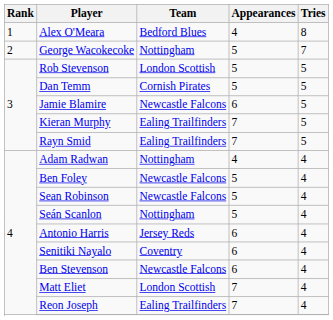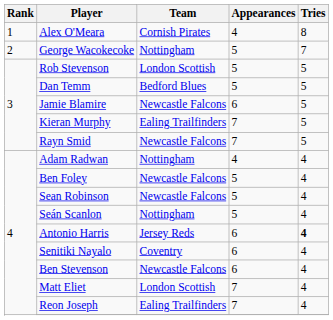(173, 31) Bedford Blues -> (175, 31) Cornish Pirates
(175, 86) Cornish Pirates -> (173, 86) Bedford Blues
(183, 141) Ealing Trailfinders -> (183, 141) Newcastle Falcons
(304, 232) normal -> (304, 232) bold
